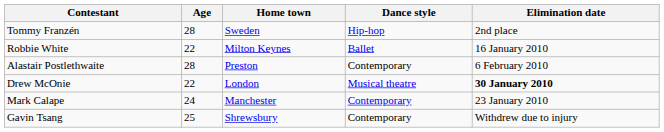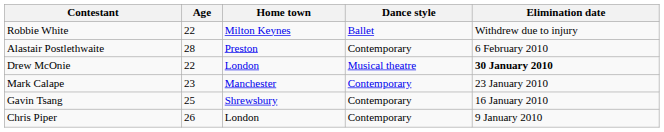- row: (43, 30)
(511, 48) 16 January 2010 -> (526, 30) Withdrew due to injury
(190, 100) 24 -> (190, 83) 23
(526, 118) Withdrew due to injury -> (511, 100) 16 January 2010
+ row: (32, 118)
